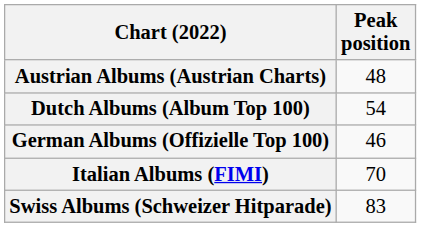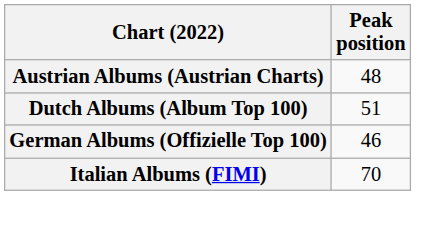(376, 108) 54 -> (371, 108) 51
- row: (170, 206)
